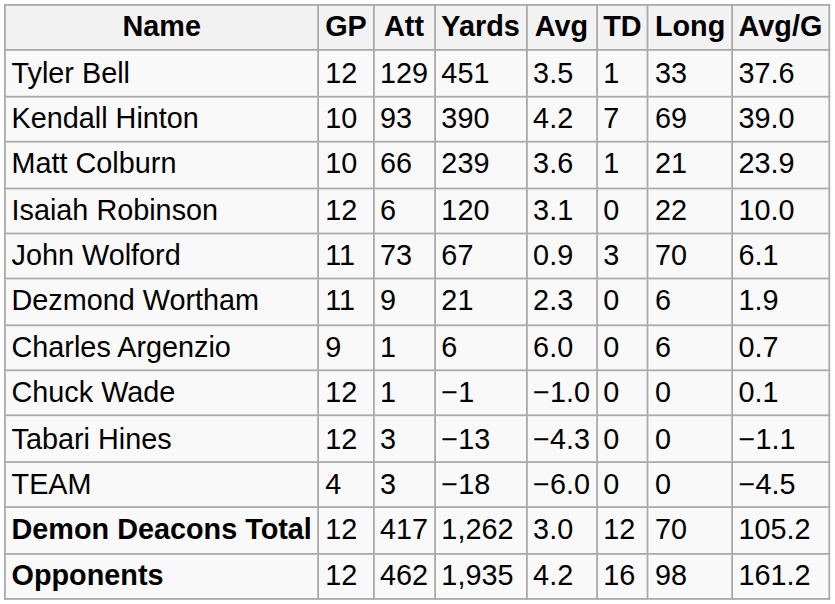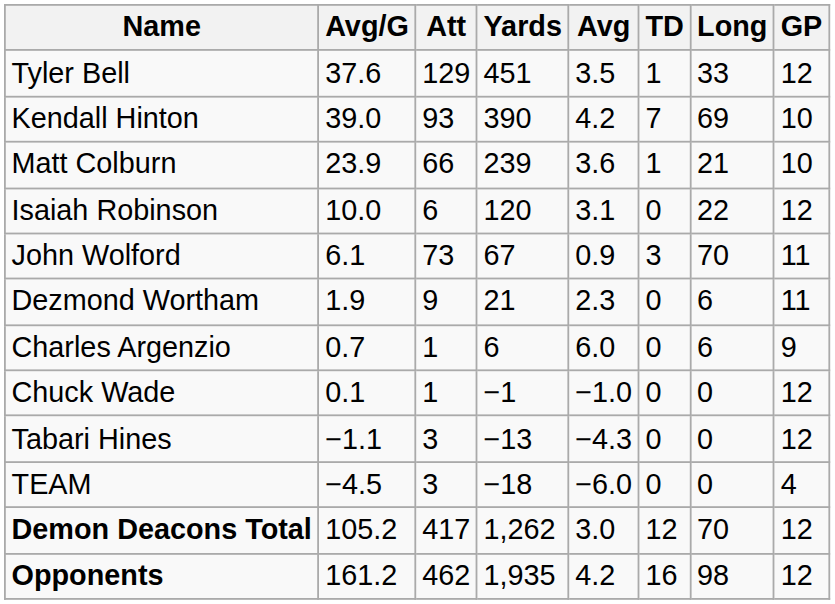columns swapped: (346, 27) <-> (780, 27)
